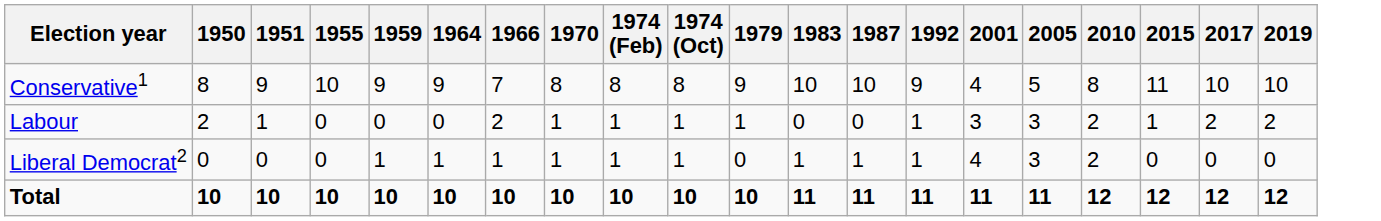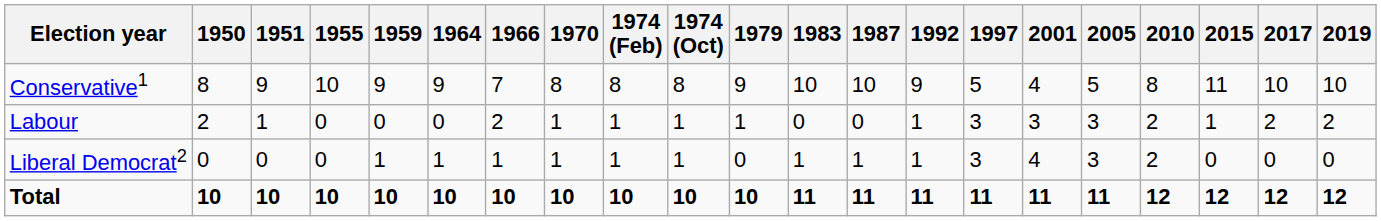+ column: (994, 34)
